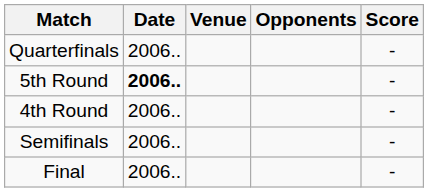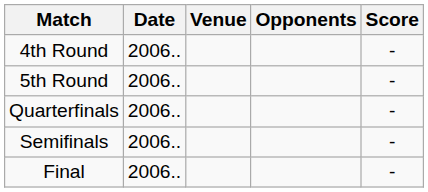rows swapped: (64, 111) <-> (64, 50)
(154, 80) bold -> (154, 80) normal
